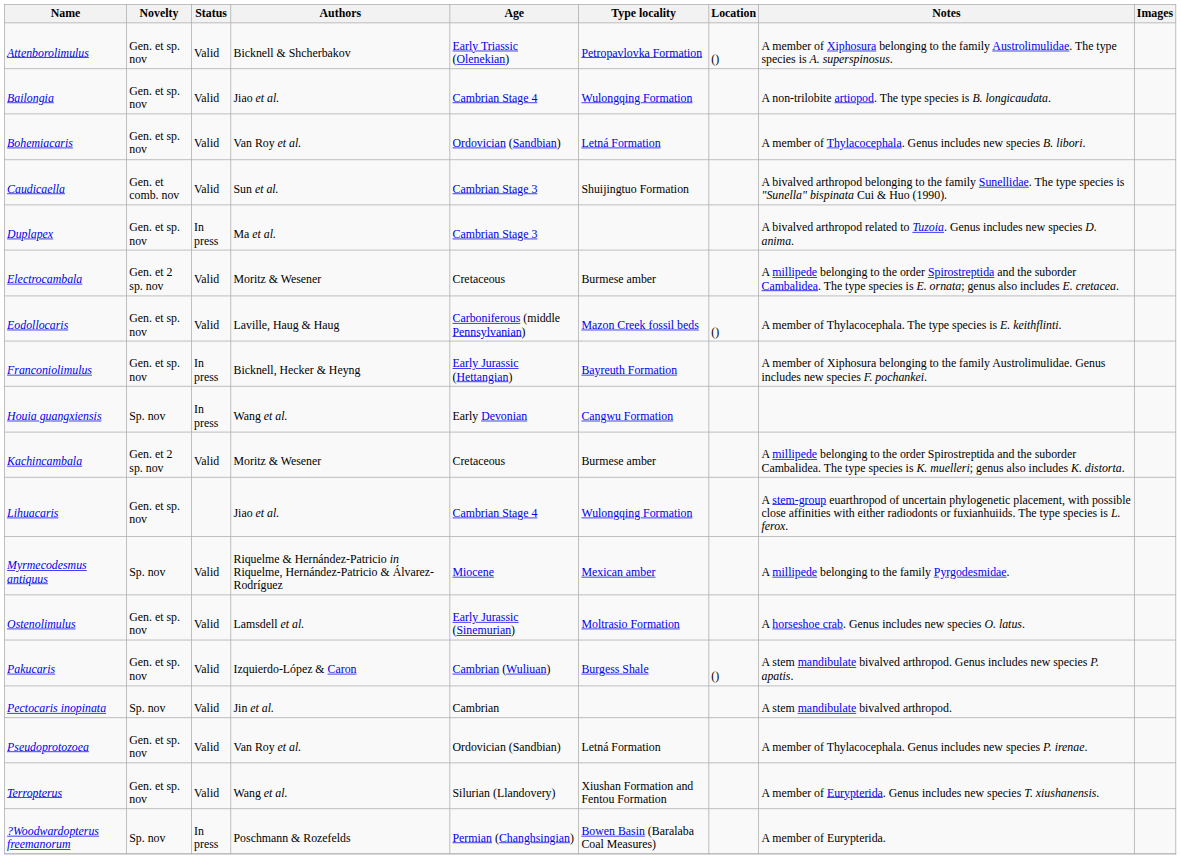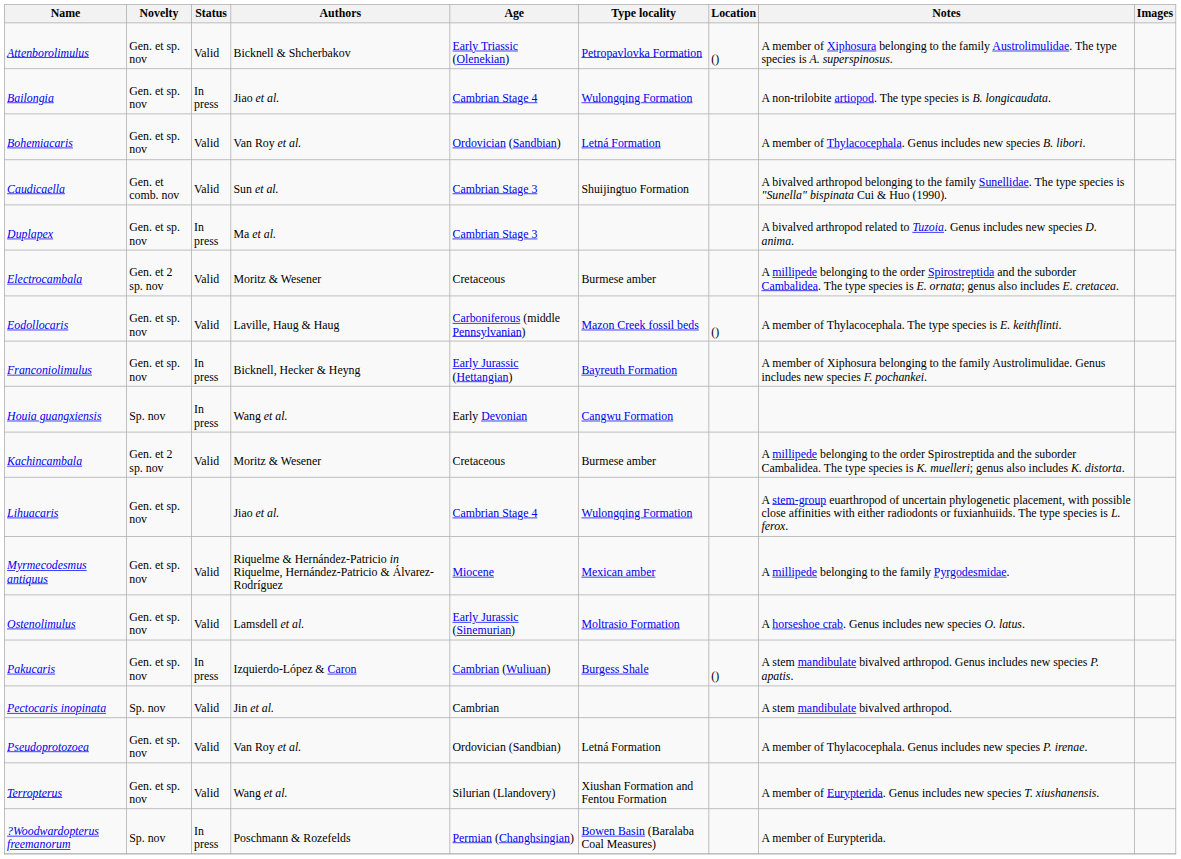(207, 98) Valid -> (206, 98) In press
(147, 572) Sp. nov -> (155, 572) Gen. et sp. nov
(207, 669) Valid -> (206, 669) In press
